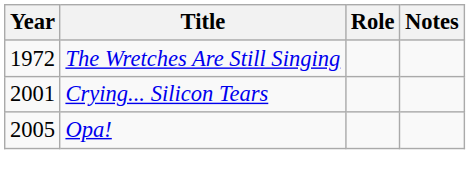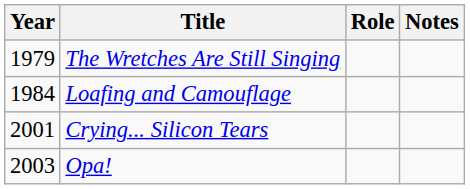(32, 58) 1972 -> (32, 58) 1979
+ row: (178, 93)
(32, 129) 2005 -> (32, 165) 2003
